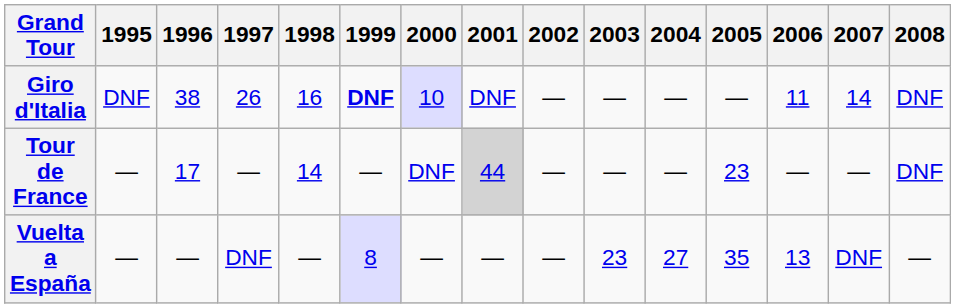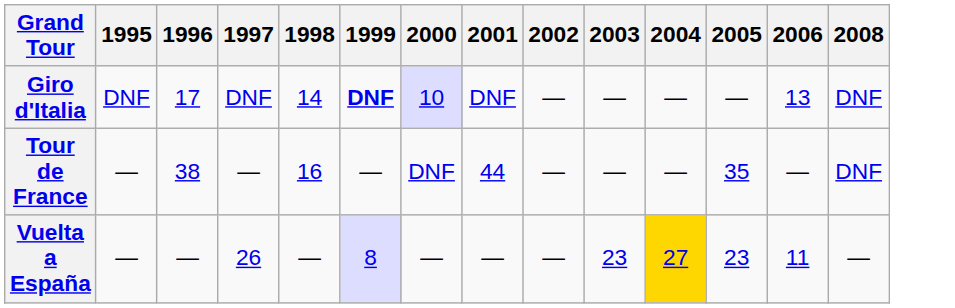- column: (859, 35)
(188, 96) 38 -> (188, 96) 17
(249, 96) 26 -> (249, 96) DNF
(310, 96) 16 -> (310, 96) 14
(798, 96) 11 -> (798, 96) 13
(188, 171) 17 -> (188, 171) 38
(310, 171) 14 -> (310, 171) 16
(493, 171) lightgrey background -> (493, 171) no background
(737, 171) 23 -> (737, 171) 35
(249, 258) DNF -> (249, 258) 26
(676, 258) no background -> (676, 258) gold background
(737, 258) 35 -> (737, 258) 23
(798, 258) 13 -> (798, 258) 11
